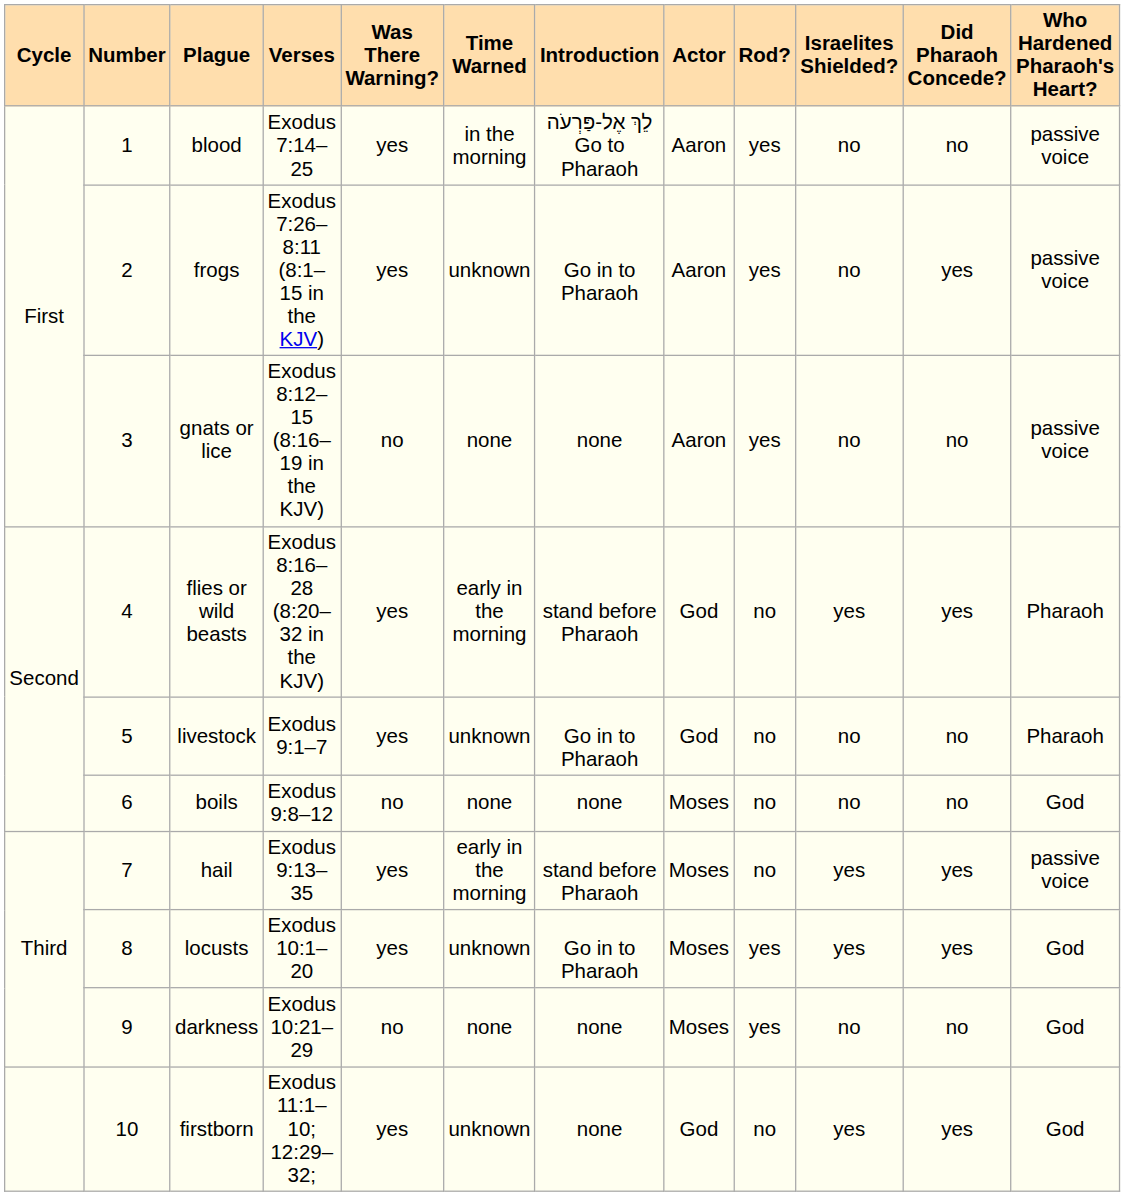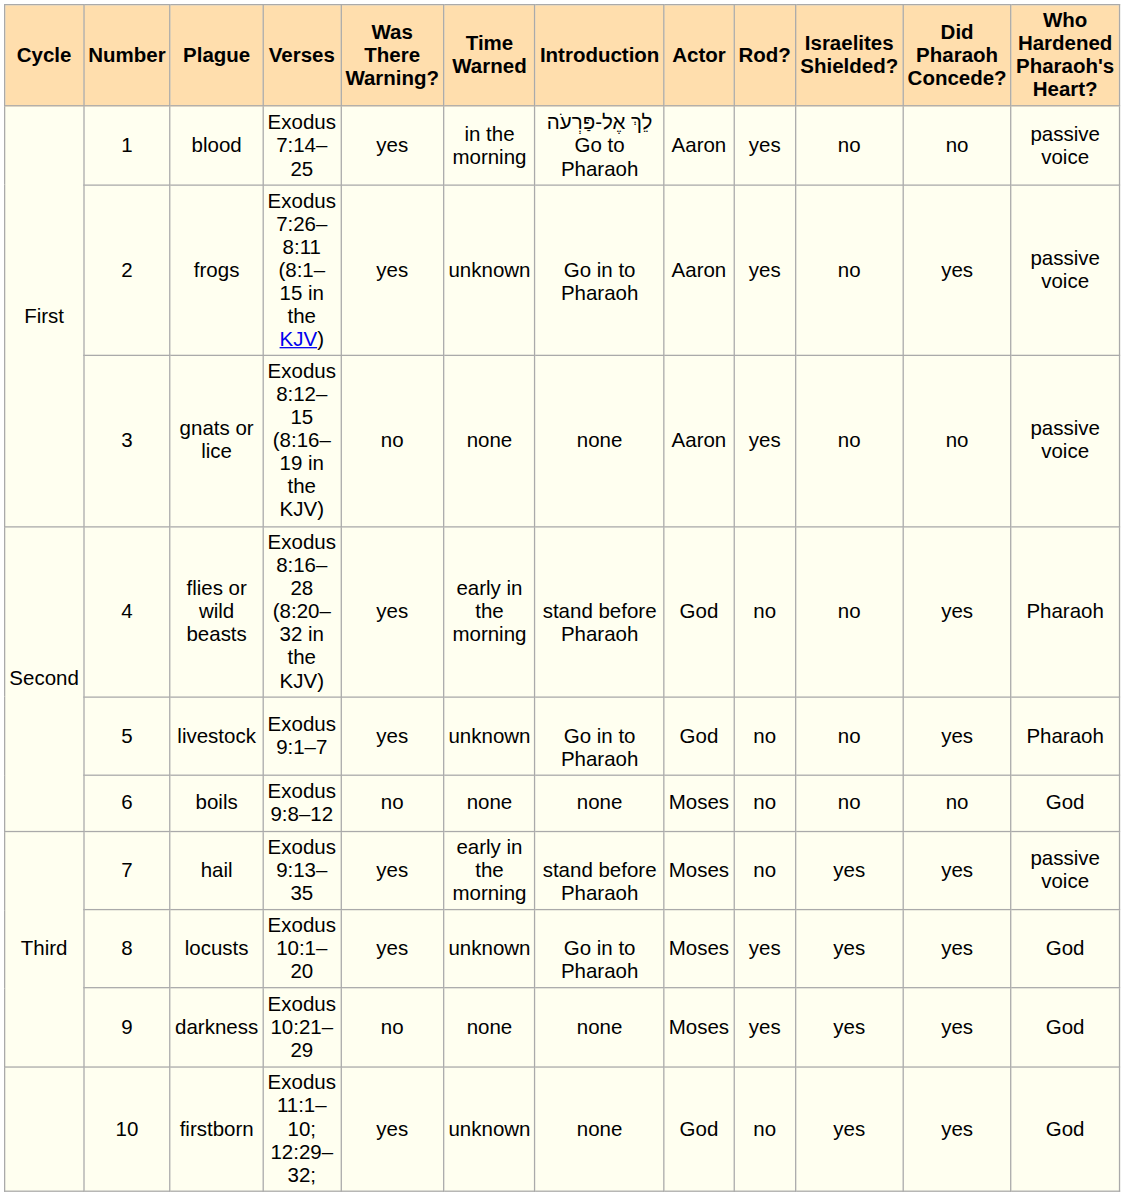(849, 611) yes -> (849, 611) no
(957, 736) no -> (957, 736) yes
(849, 1027) no -> (849, 1027) yes
(957, 1027) no -> (957, 1027) yes
